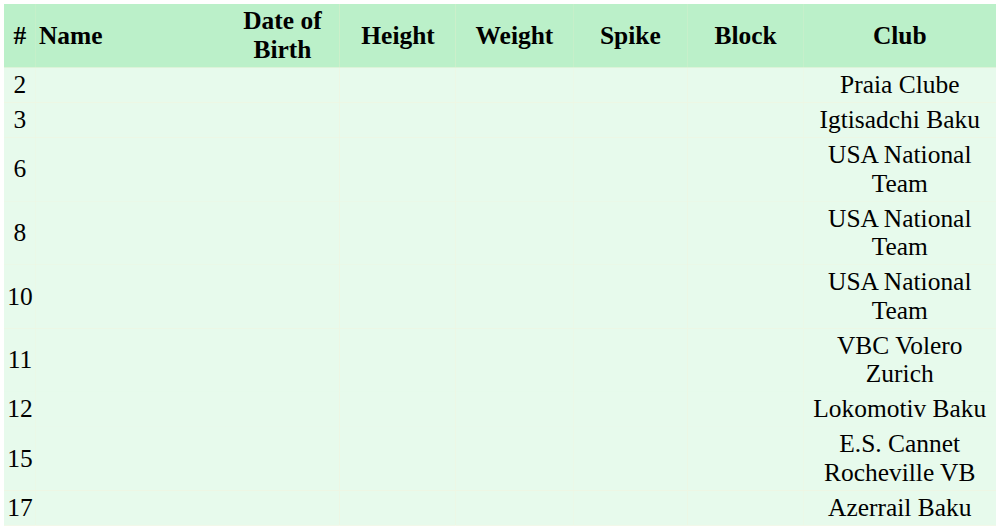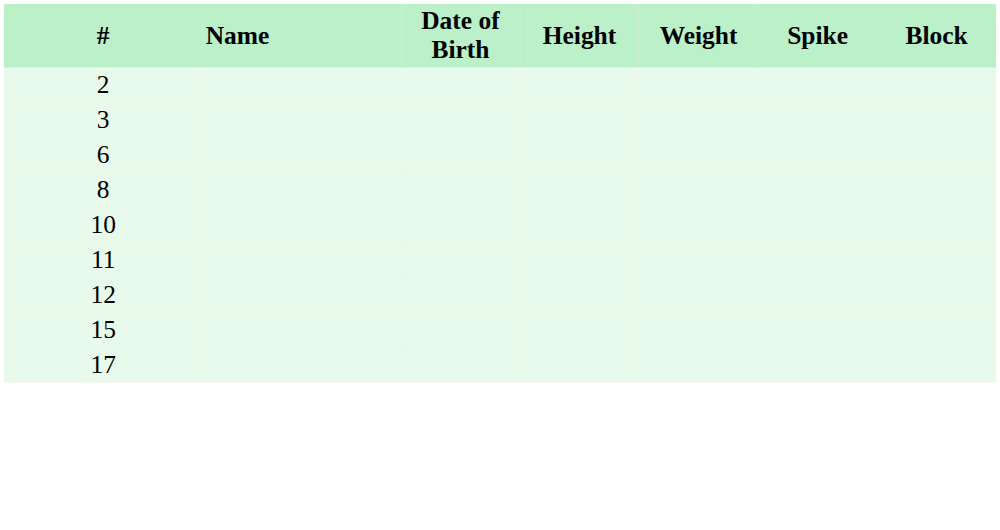- column: (900, 35)
